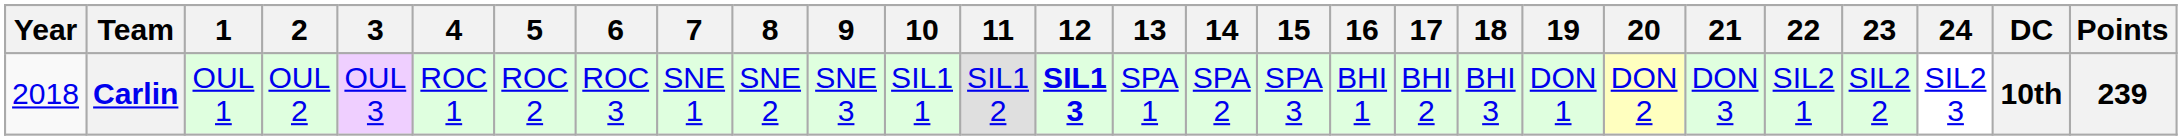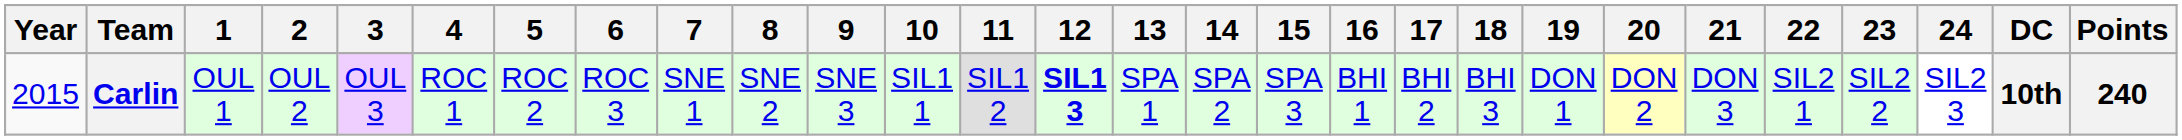(46, 93) 2018 -> (46, 93) 2015
(2122, 93) 239 -> (2122, 93) 240
